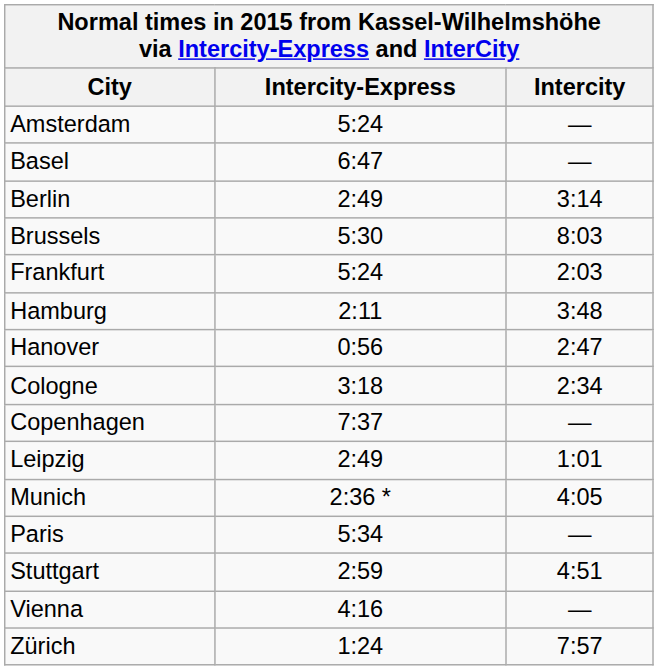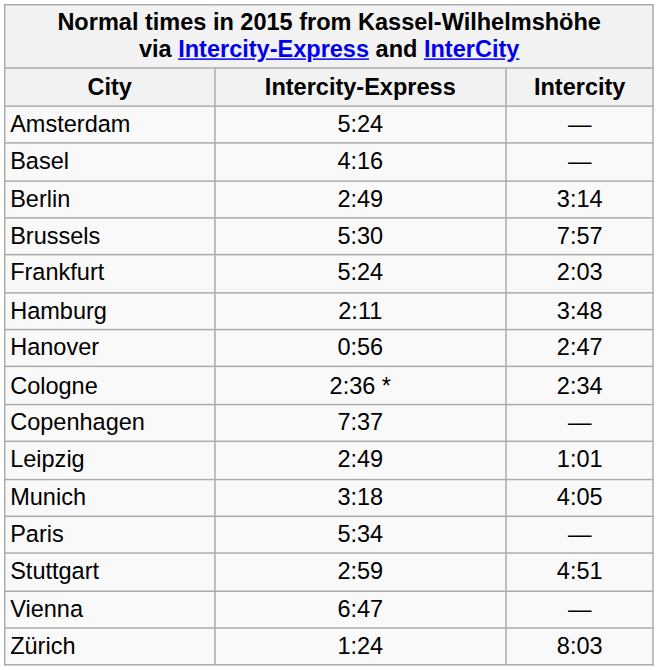(360, 161) 6:47 -> (360, 161) 4:16
(580, 236) 8:03 -> (580, 236) 7:57
(360, 385) 3:18 -> (360, 385) 2:36 *
(360, 497) 2:36 * -> (360, 497) 3:18
(360, 609) 4:16 -> (360, 609) 6:47
(580, 646) 7:57 -> (580, 646) 8:03
